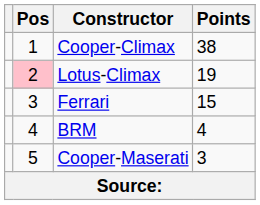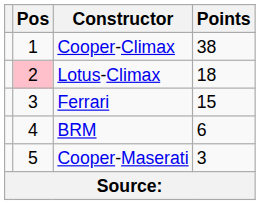(207, 75) 19 -> (207, 75) 18
(202, 130) 4 -> (202, 130) 6
